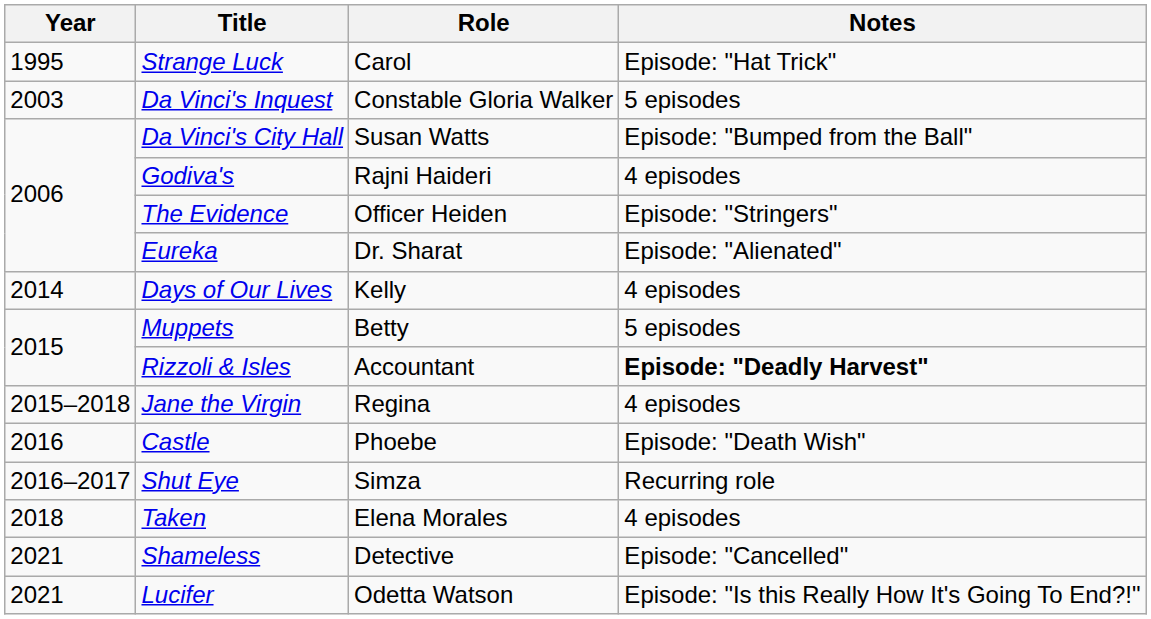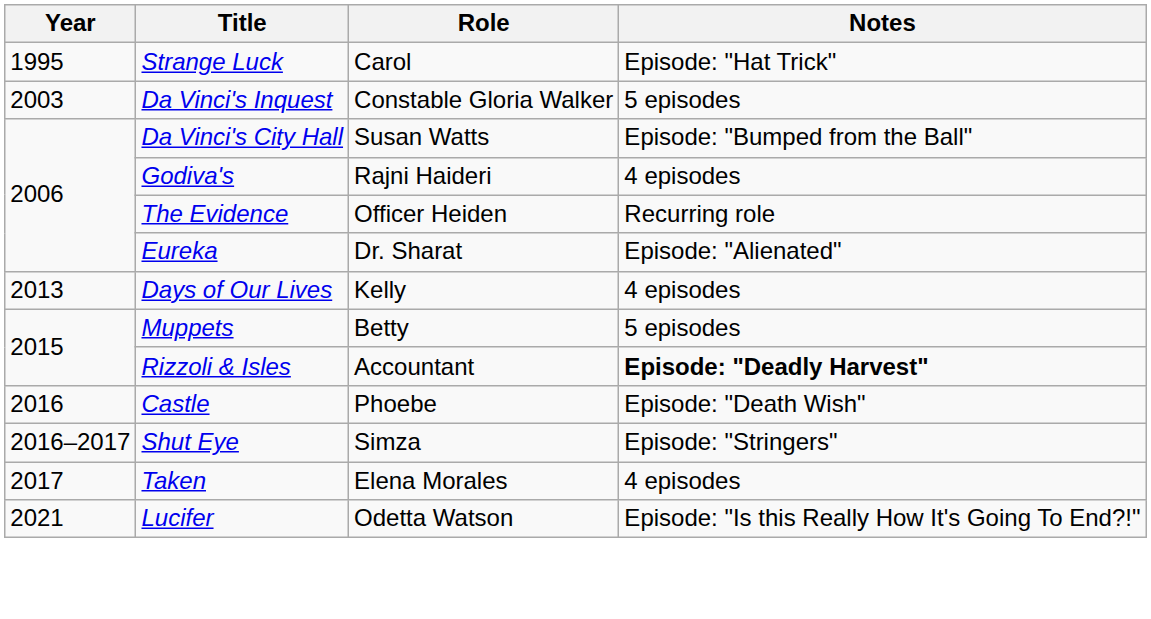(731, 213) Episode: "Stringers" -> (700, 213) Recurring role
(37, 289) 2014 -> (37, 289) 2013
- row: (221, 404)
(700, 480) Recurring role -> (731, 442) Episode: "Stringers"
(37, 518) 2018 -> (37, 480) 2017
- row: (201, 556)
